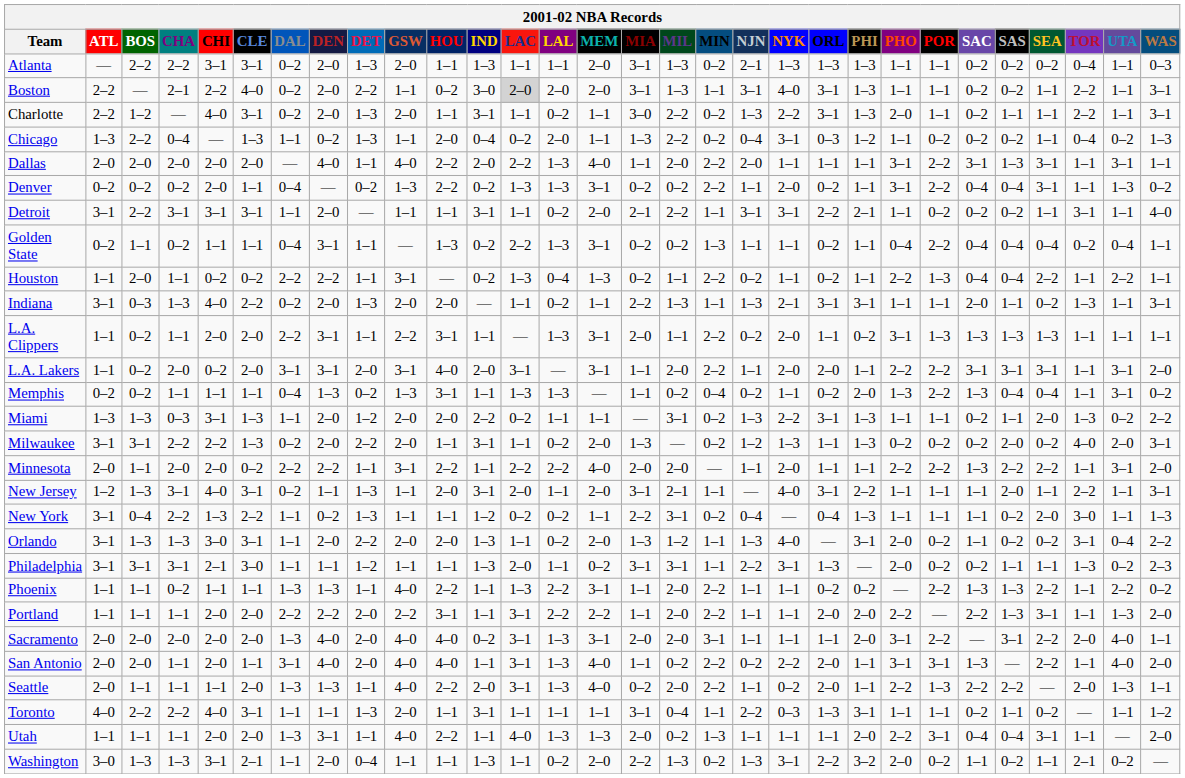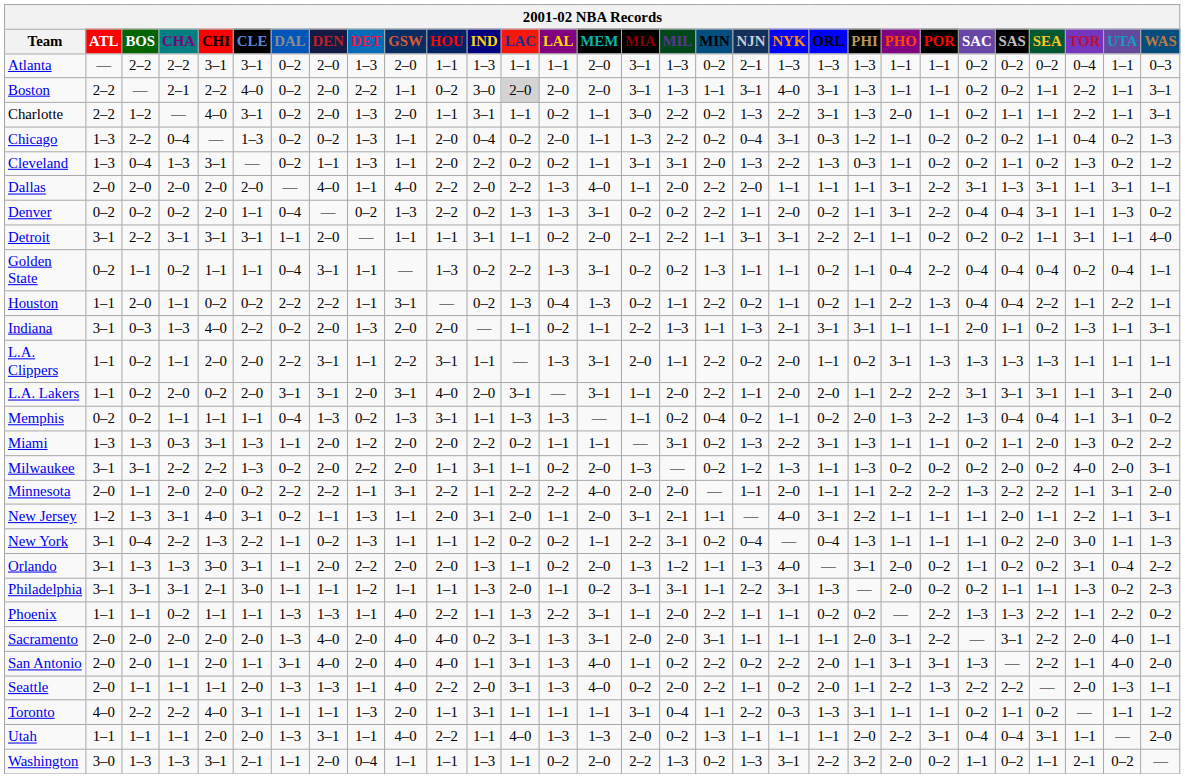(290, 139) 1–1 -> (290, 139) 0–2
+ row: (38, 163)
- row: (33, 614)
